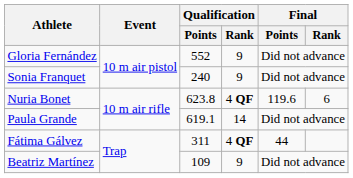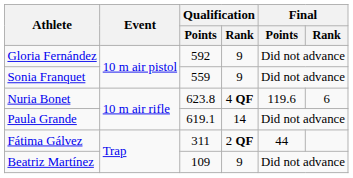(201, 56) 552 -> (201, 56) 592
(201, 77) 240 -> (201, 77) 559
(240, 141) 4 QF -> (240, 141) 2 QF
